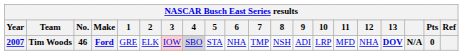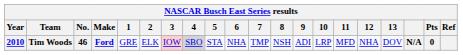(15, 42) 2007 -> (15, 42) 2010
(393, 42) bold -> (392, 42) normal
